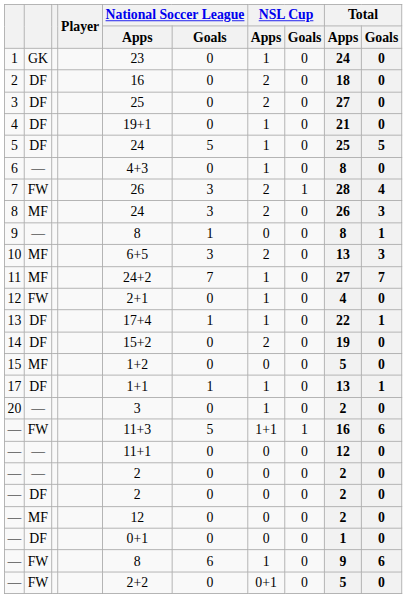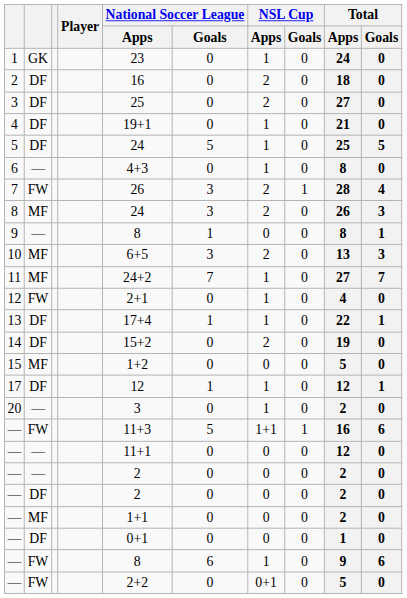(137, 386) 1+1 -> (137, 386) 12
(343, 386) 13 -> (343, 386) 12
(137, 517) 12 -> (137, 517) 1+1
